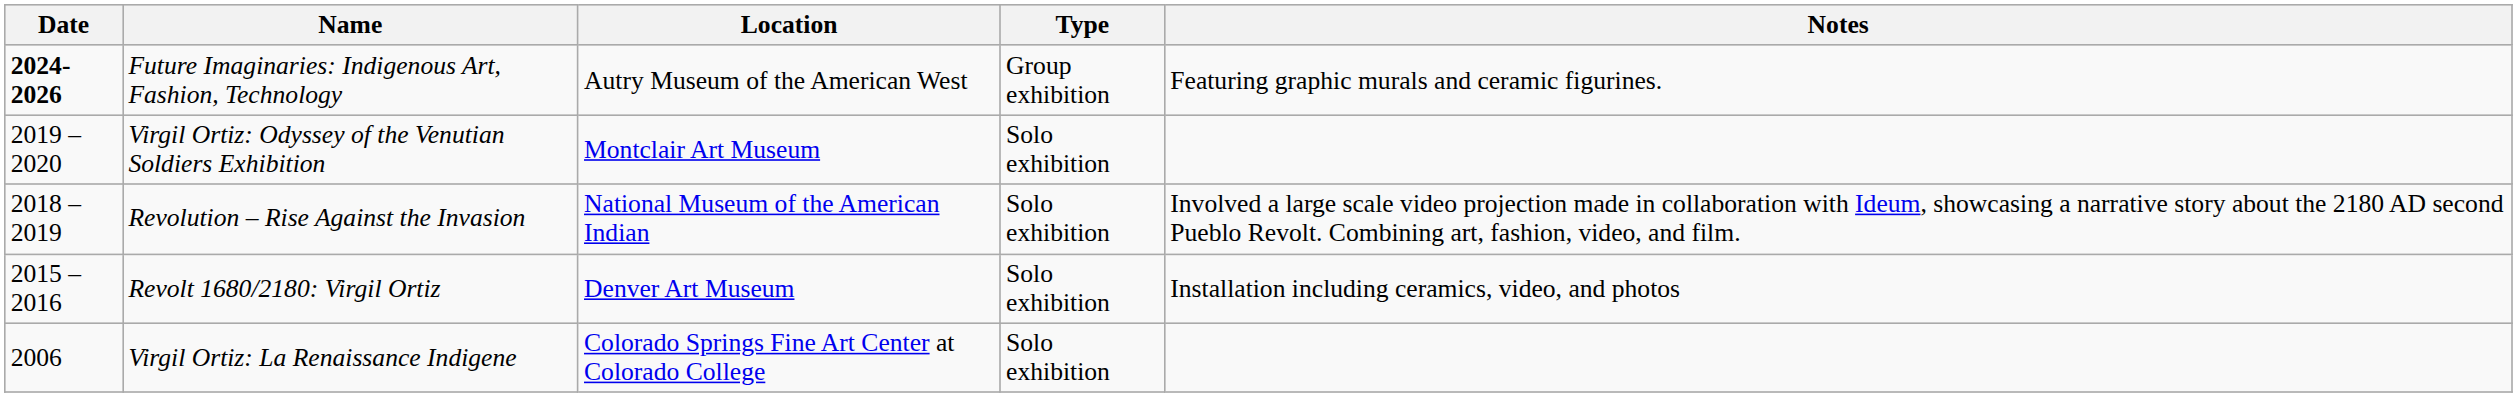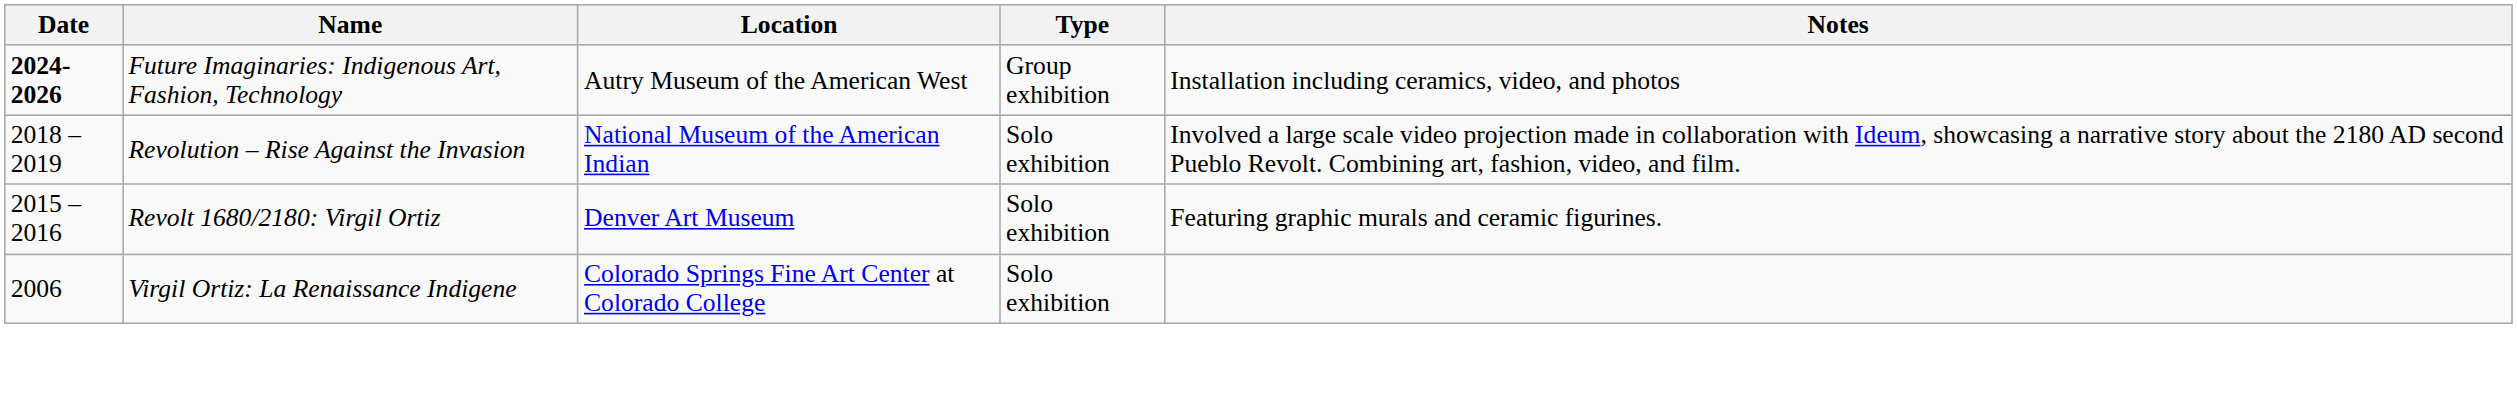(1416, 79) Featuring graphic murals and ceramic figurines. -> (1425, 79) Installation including ceramics, video, and photos
- row: (316, 149)
(1425, 288) Installation including ceramics, video, and photos -> (1416, 218) Featuring graphic murals and ceramic figurines.
